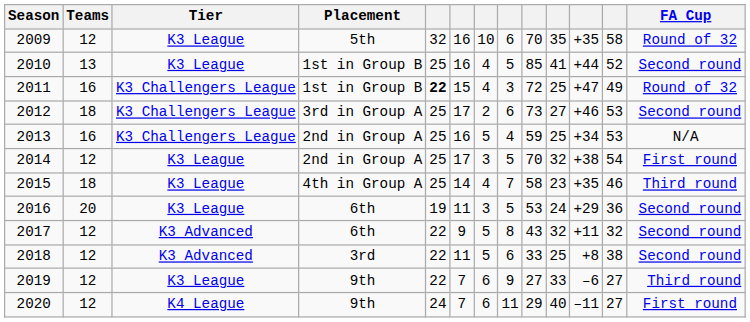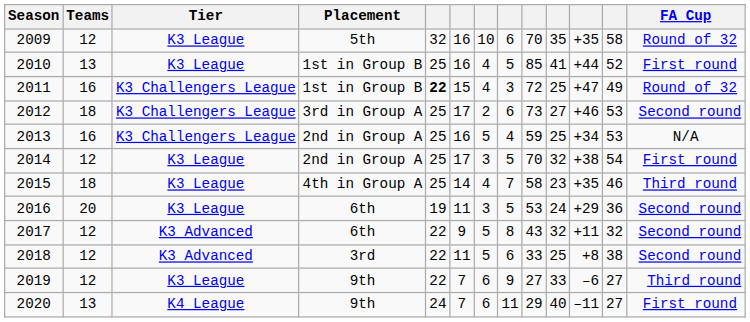(686, 64) Second round -> (686, 64) First round
(88, 304) 12 -> (88, 304) 13
